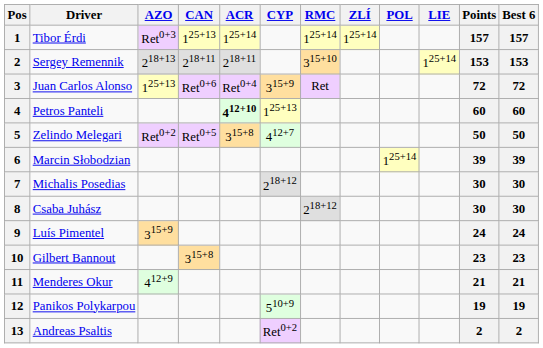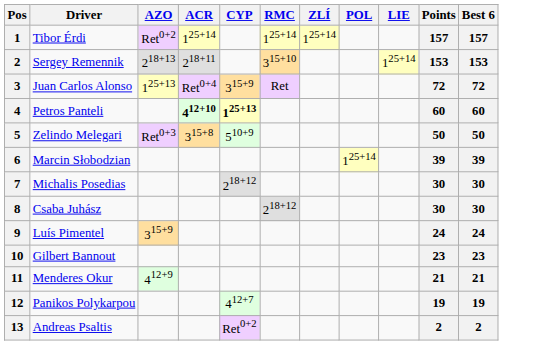- column: (199, 14)
(159, 37) Ret0+3 -> (159, 37) Ret0+2
(280, 110) normal -> (239, 110) bold
(159, 135) Ret0+2 -> (159, 135) Ret0+3
(280, 135) 412+7 -> (239, 135) 510+9
(280, 305) 510+9 -> (239, 302) 412+7
